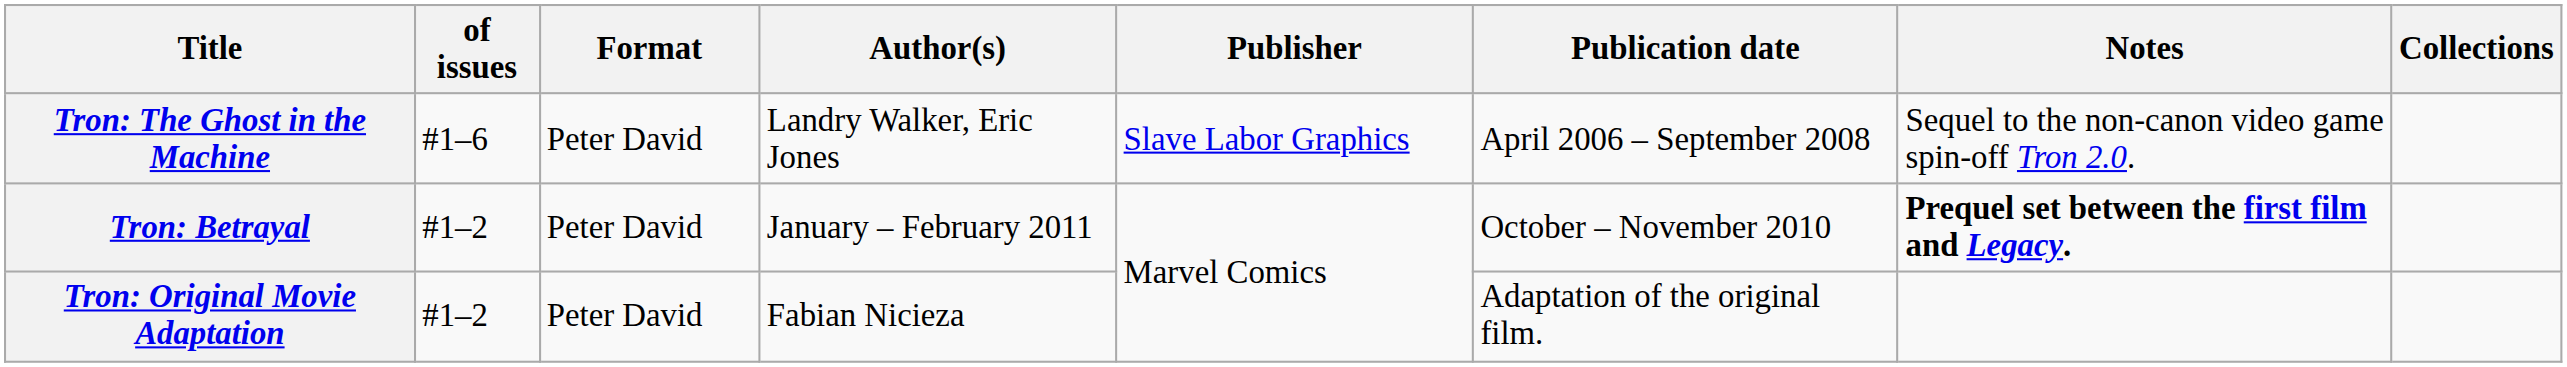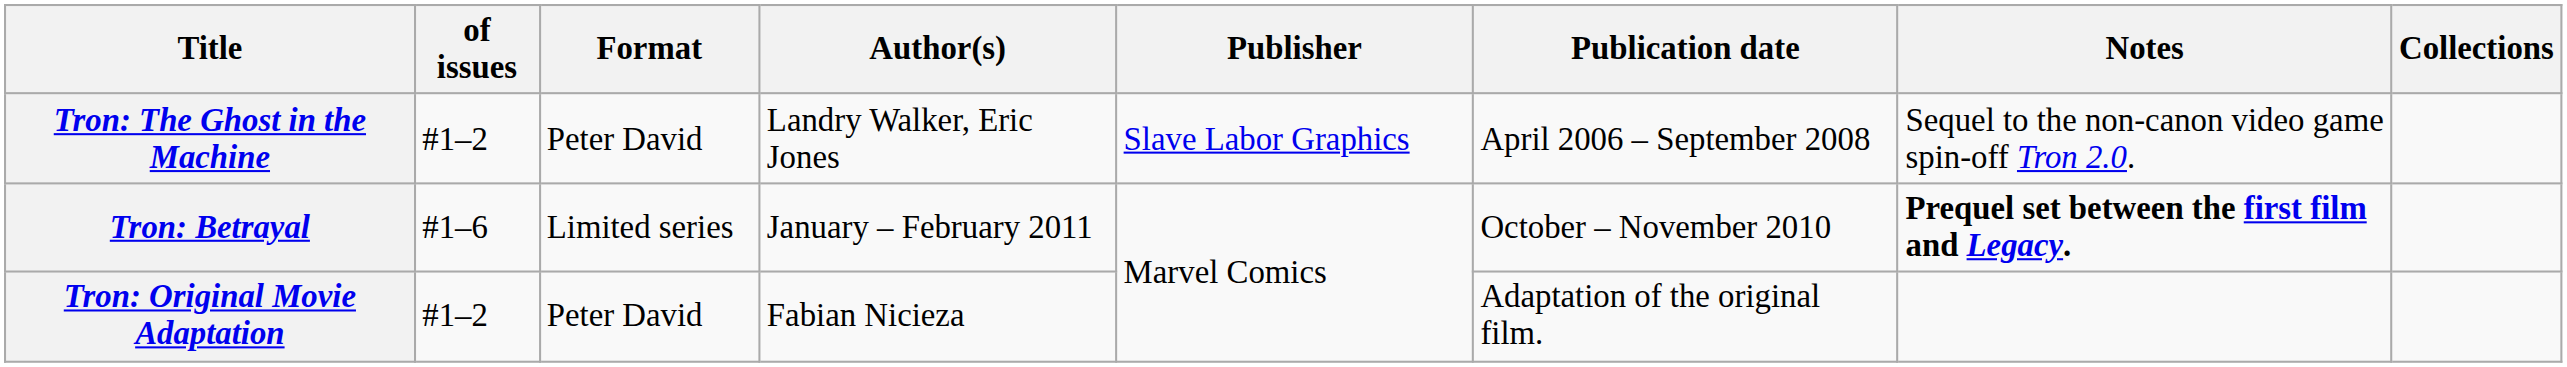(455, 137) #1–6 -> (455, 137) #1–2
(455, 226) #1–2 -> (455, 226) #1–6
(625, 226) Peter David -> (640, 226) Limited series
